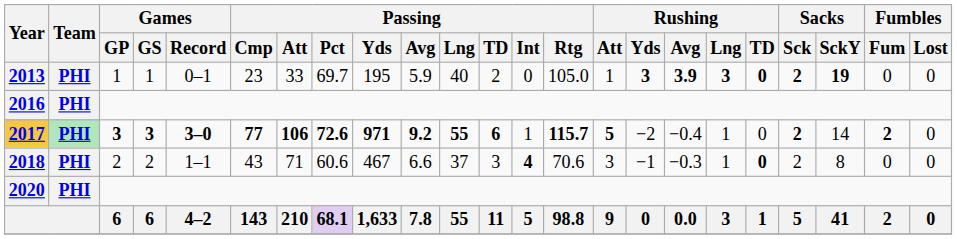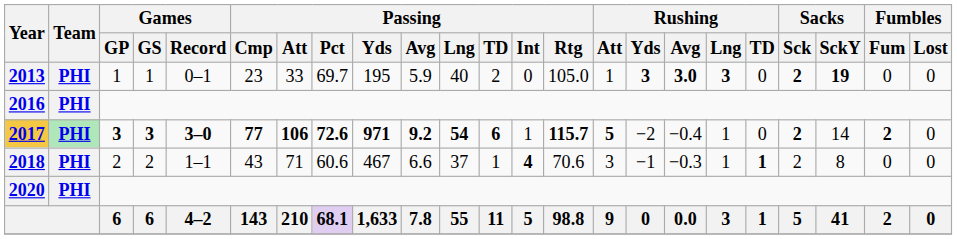(685, 76) 3.9 -> (685, 76) 3.0
(762, 76) bold -> (762, 76) normal
(459, 133) 55 -> (459, 133) 54
(496, 162) 3 -> (496, 162) 1
(762, 162) 0 -> (762, 162) 1
